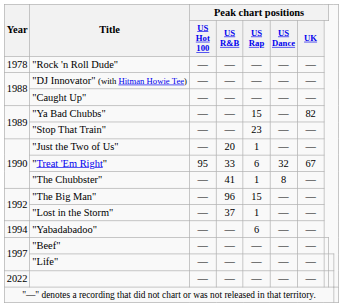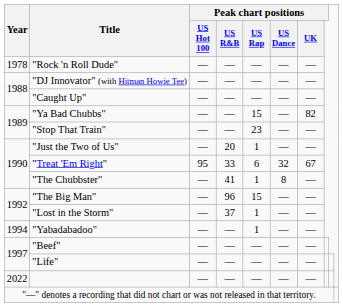(257, 229) 6 -> (257, 229) 1
